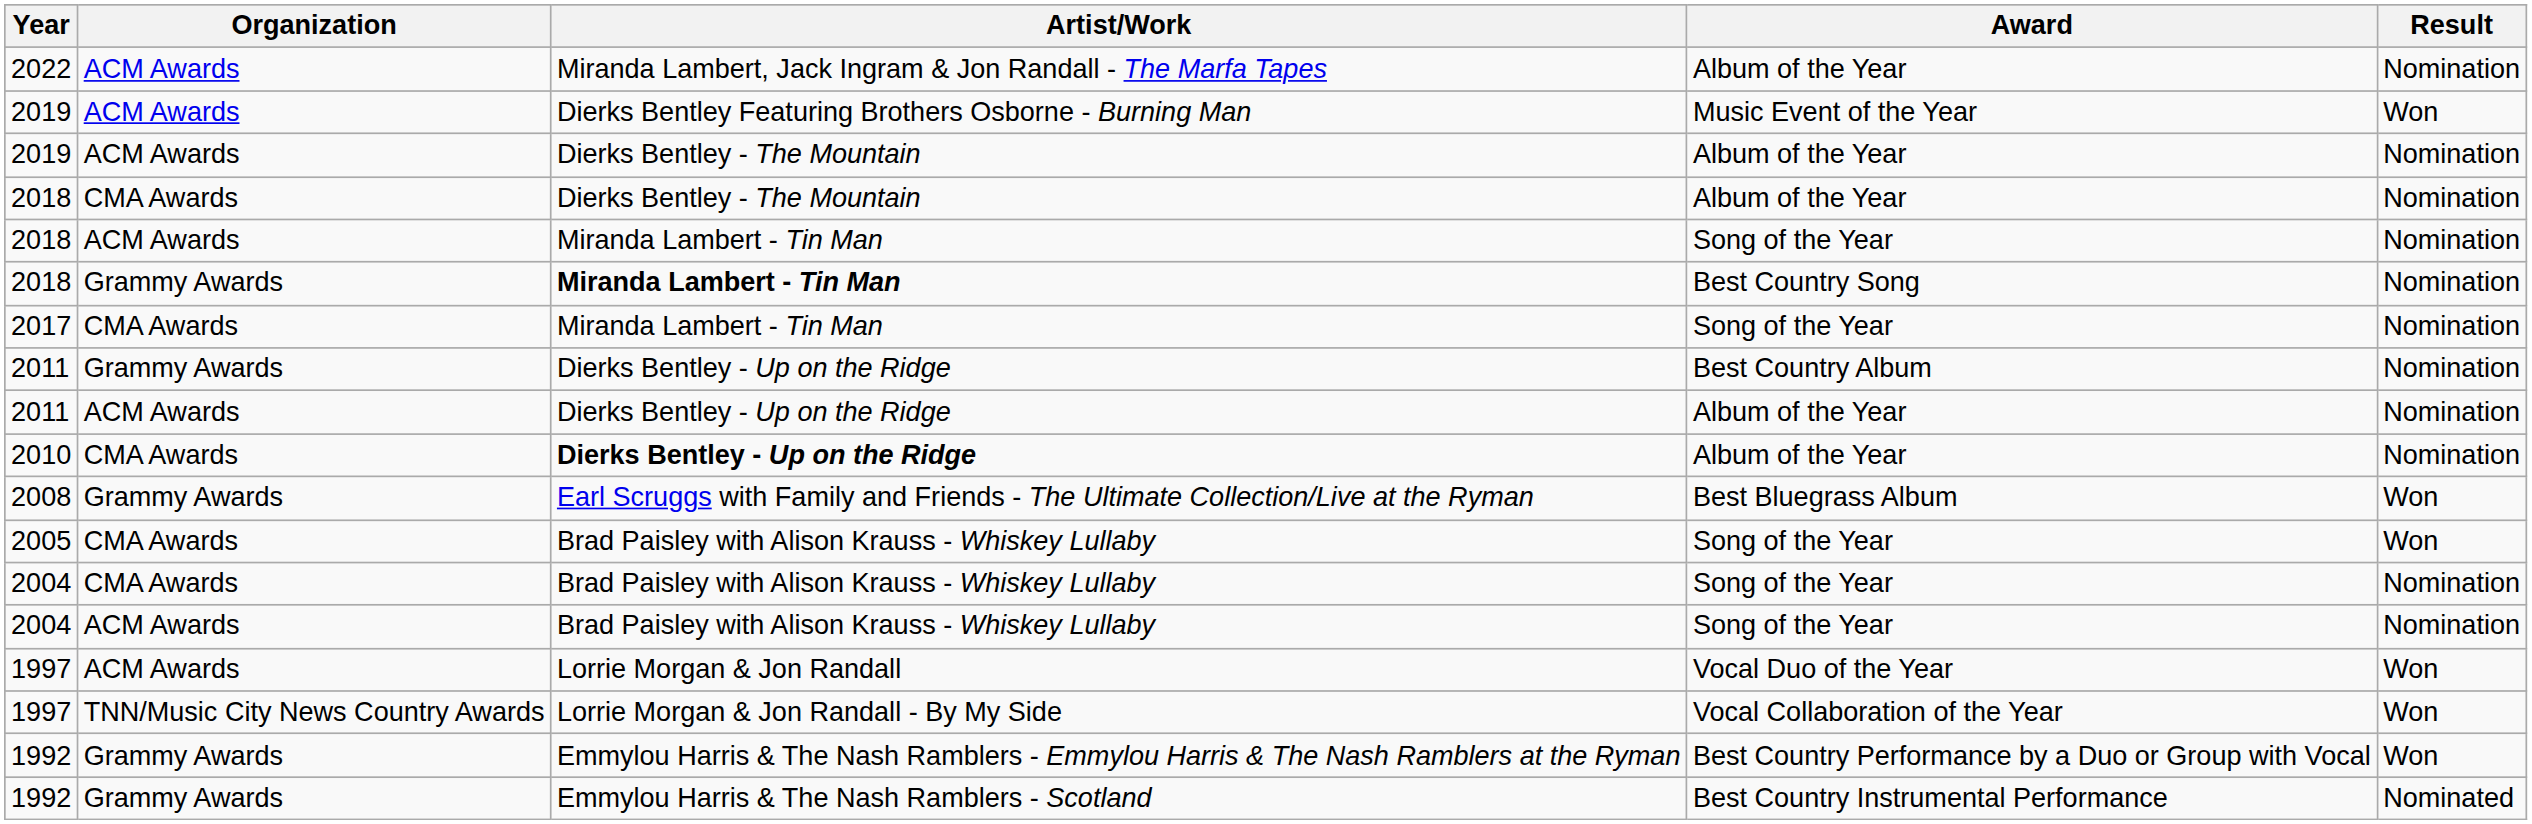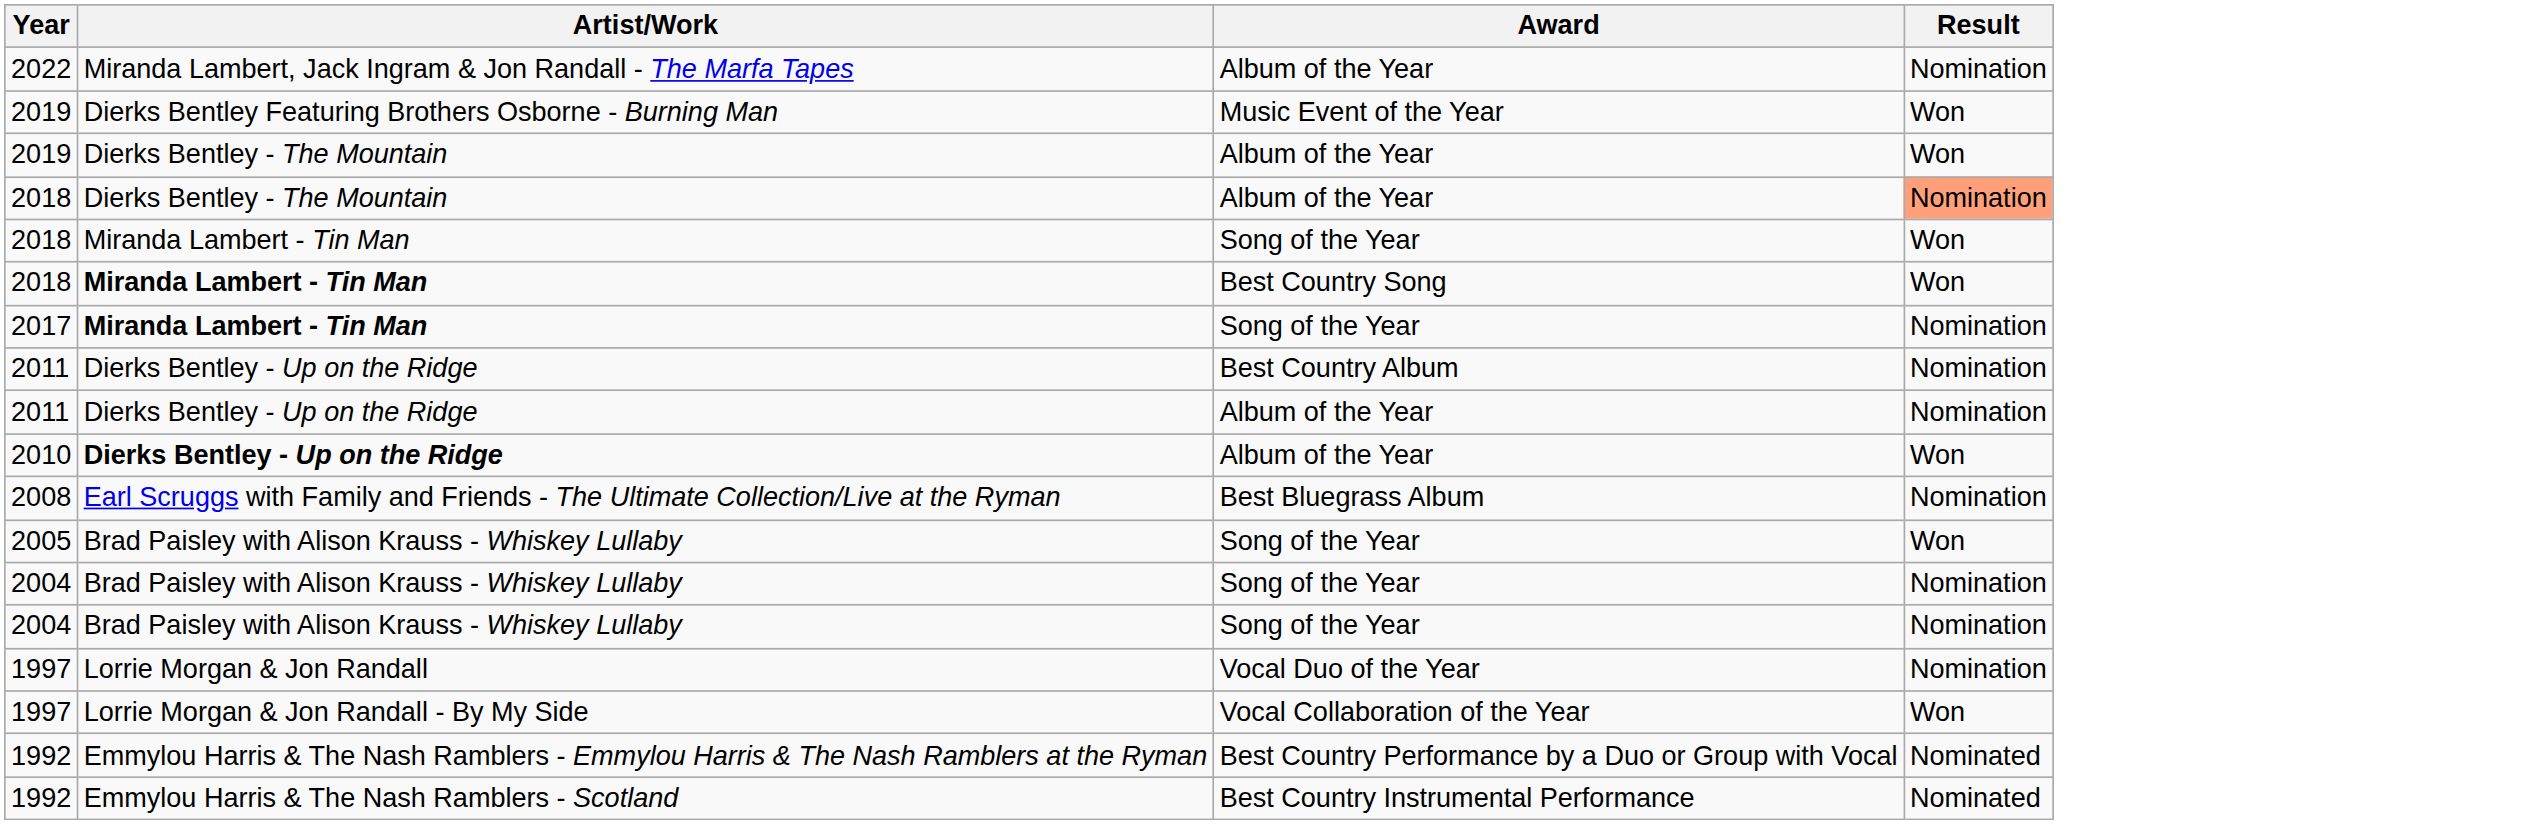- column: (314, 25)
(2452, 154) Nomination -> (1938, 154) Won
(2452, 197) no background -> (1978, 197) lightsalmon background
(2452, 240) Nomination -> (1938, 240) Won
(2452, 283) Nomination -> (1938, 283) Won
(720, 326) normal -> (255, 326) bold
(2452, 454) Nomination -> (1938, 454) Won
(2411, 497) Won -> (1978, 497) Nomination
(2411, 669) Won -> (1978, 669) Nomination
(2411, 754) Won -> (1975, 754) Nominated
